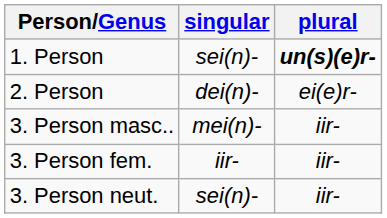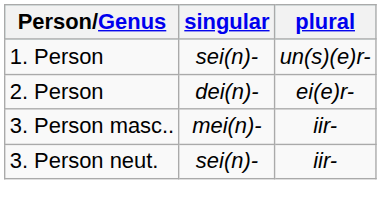(328, 56) bold -> (325, 56) normal
- row: (81, 160)
